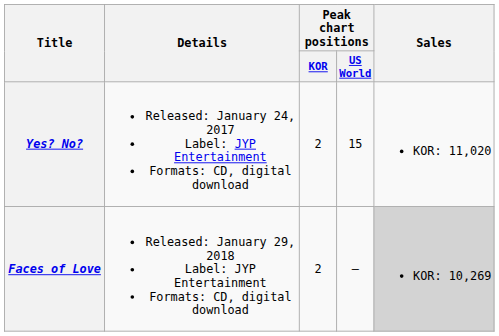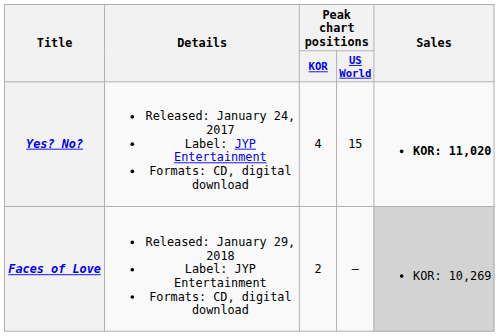(318, 144) 2 -> (318, 144) 4
(434, 151) normal -> (434, 151) bold
